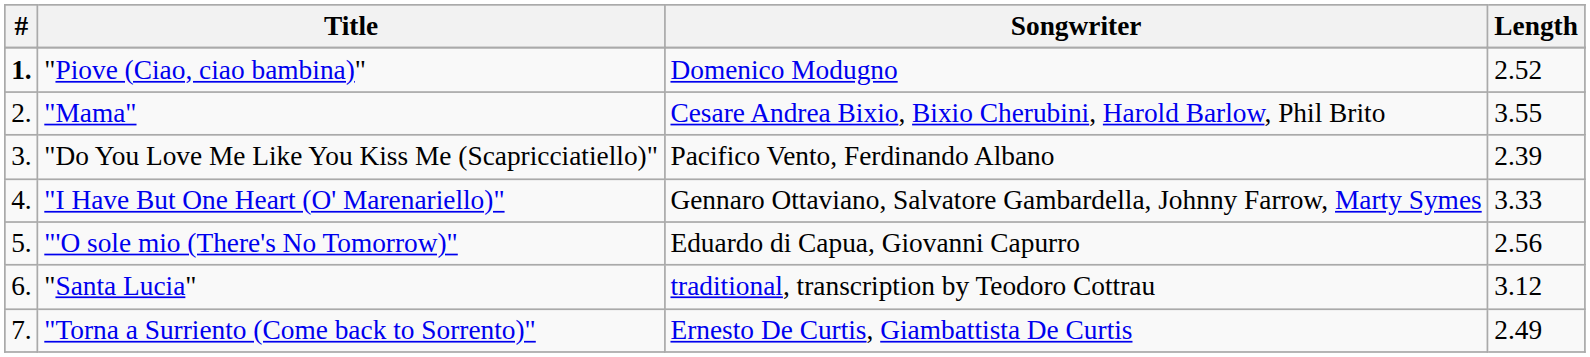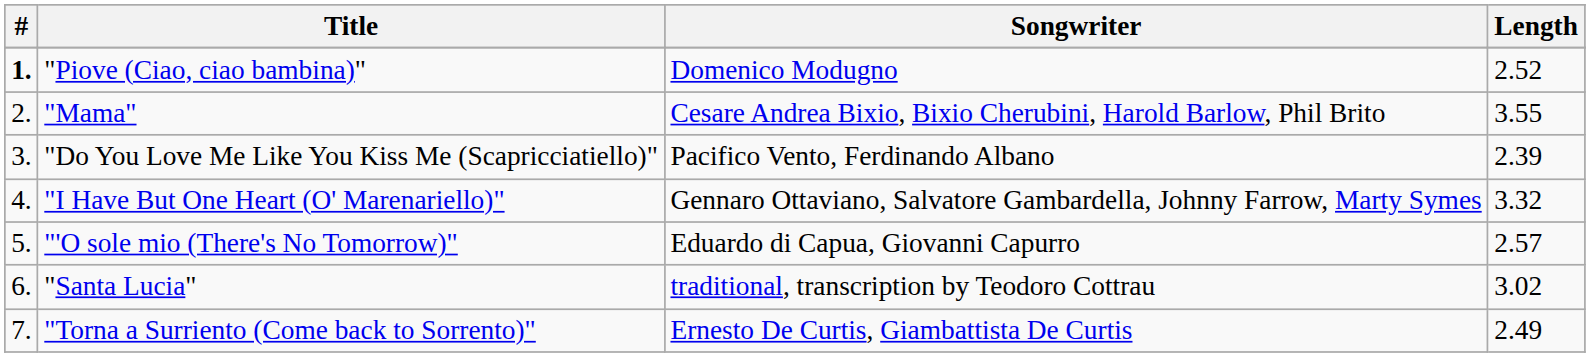(1518, 199) 3.33 -> (1518, 199) 3.32
(1518, 243) 2.56 -> (1518, 243) 2.57
(1518, 286) 3.12 -> (1518, 286) 3.02
